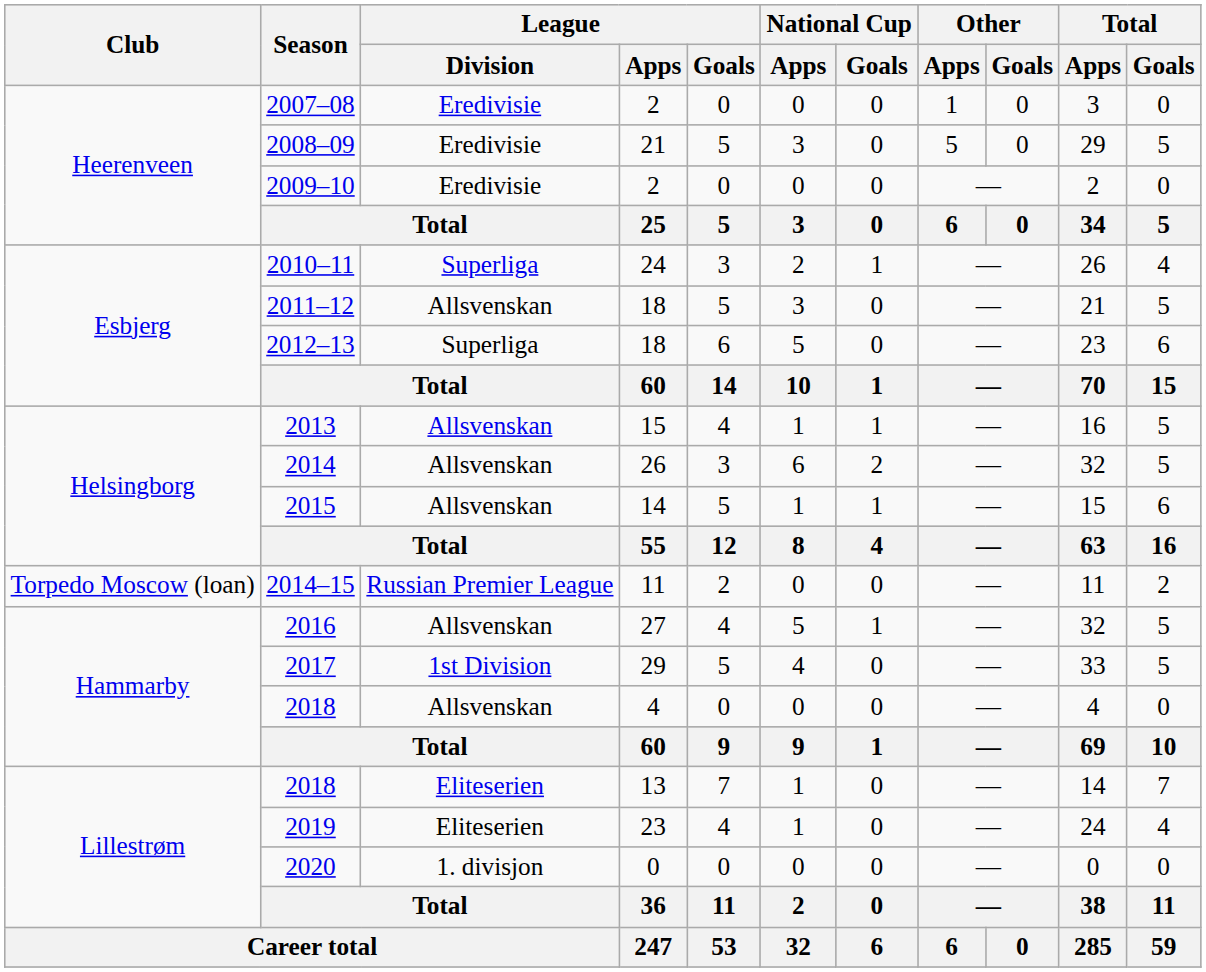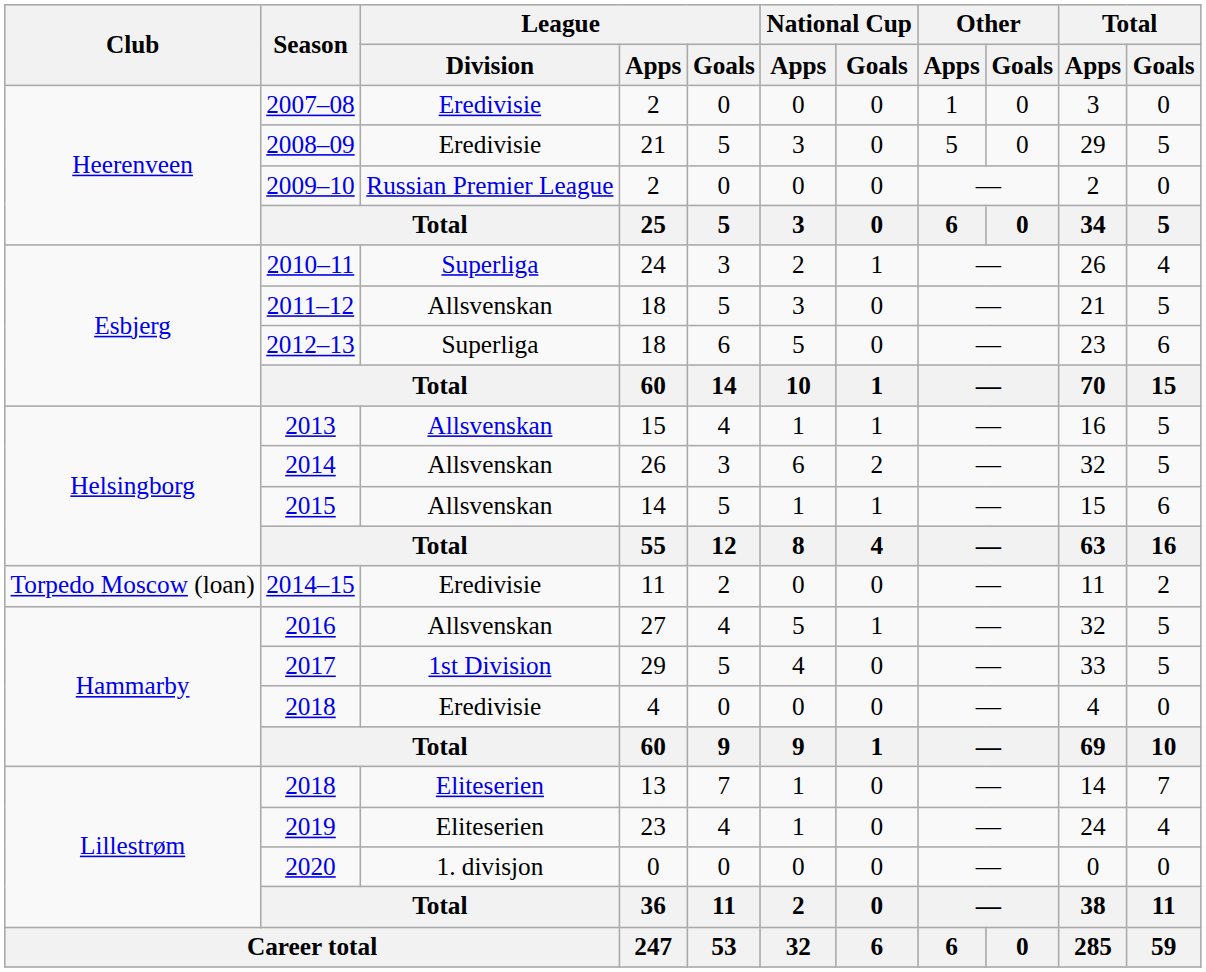(490, 184) Eredivisie -> (490, 184) Russian Premier League
(490, 585) Russian Premier League -> (490, 585) Eredivisie
(490, 706) Allsvenskan -> (490, 706) Eredivisie
